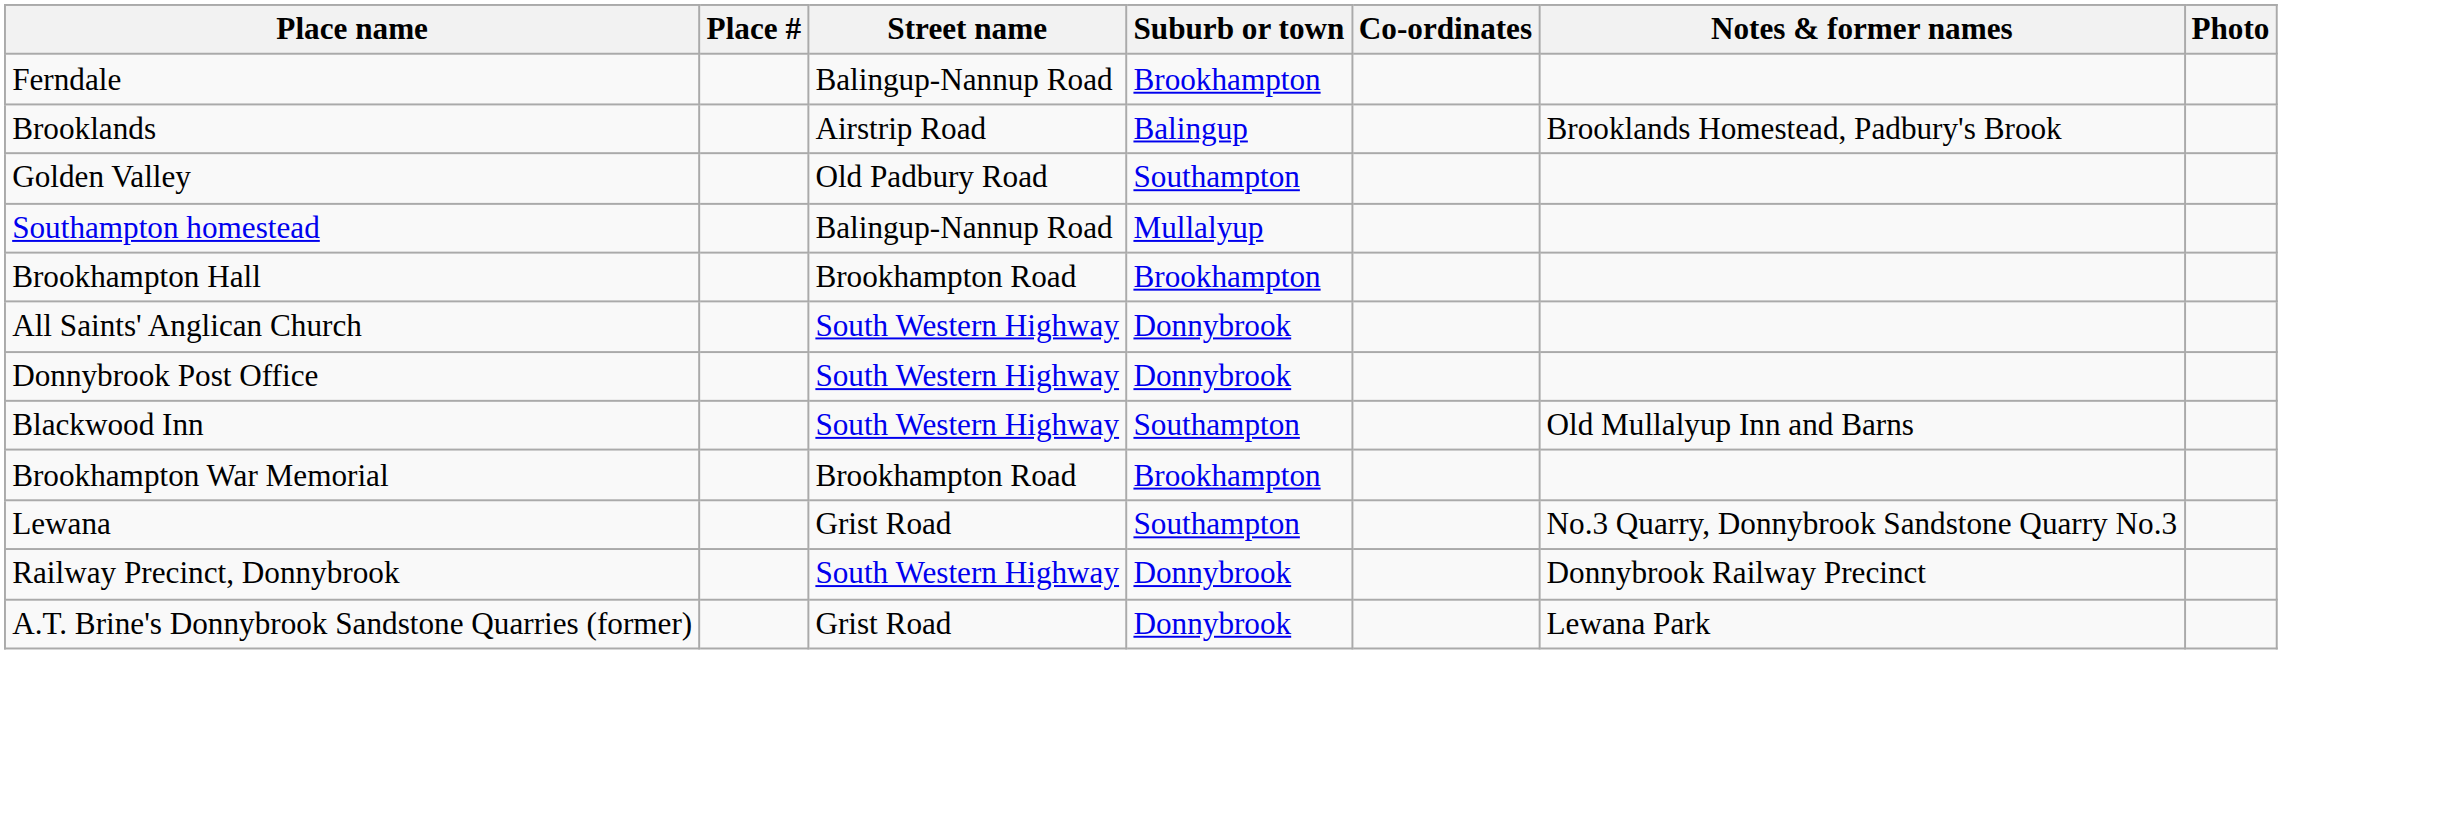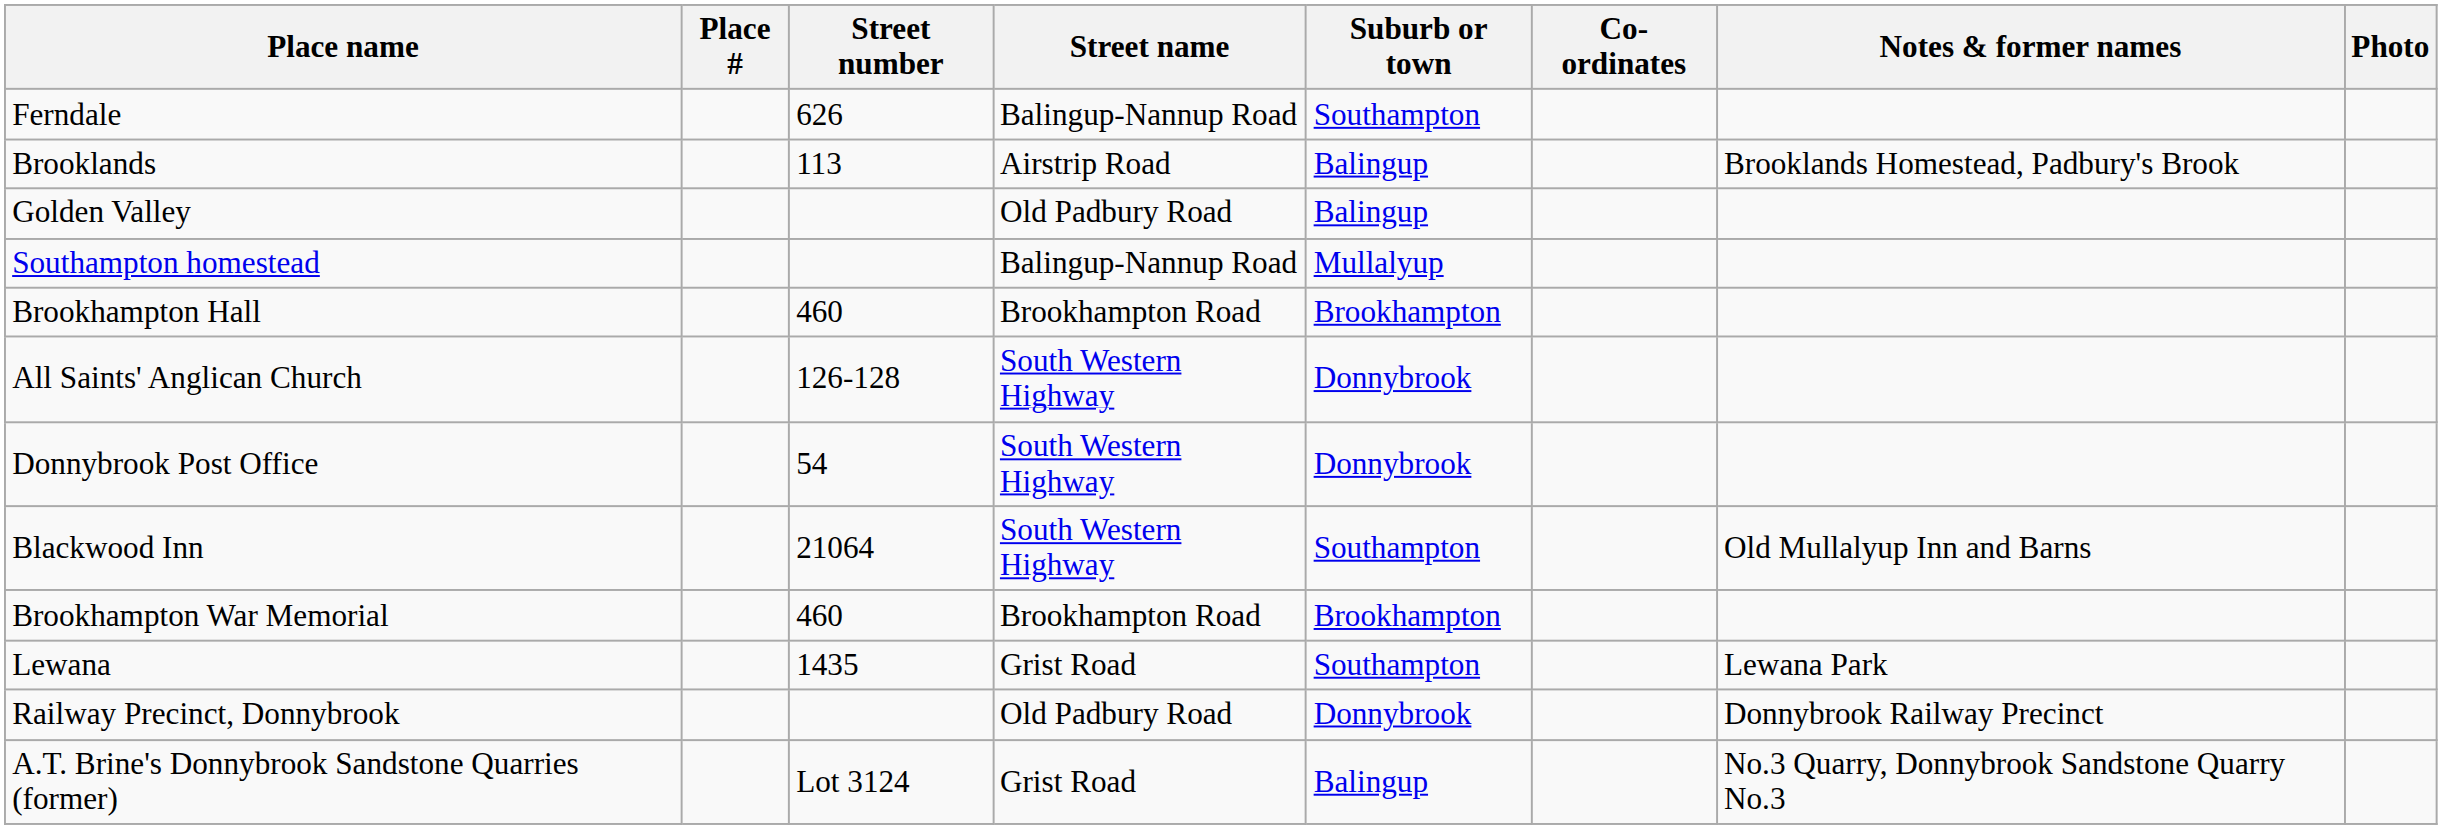+ column: (891, 46)
(1227, 78) Brookhampton -> (1397, 113) Southampton
(1217, 177) Southampton -> (1371, 212) Balingup
(1862, 524) No.3 Quarry, Donnybrook Sandstone Quarry No.3 -> (1806, 664) Lewana Park
(967, 573) South Western Highway -> (1116, 713) Old Padbury Road
(1212, 623) Donnybrook -> (1371, 780) Balingup
(1628, 623) Lewana Park -> (2005, 780) No.3 Quarry, Donnybrook Sandstone Quarry No.3
